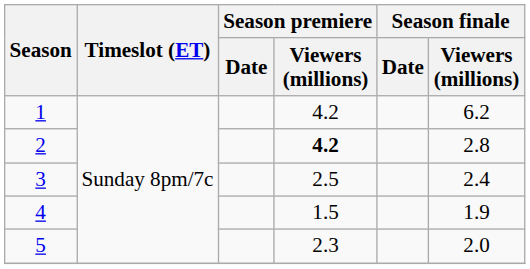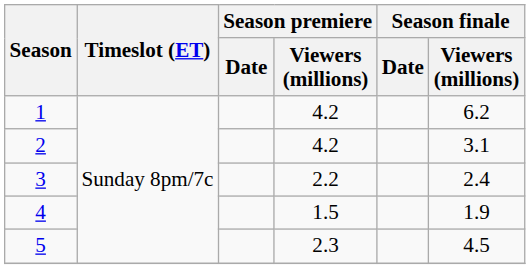(326, 145) bold -> (326, 145) normal
(477, 145) 2.8 -> (477, 145) 3.1
(326, 178) 2.5 -> (326, 178) 2.2
(477, 245) 2.0 -> (477, 245) 4.5
